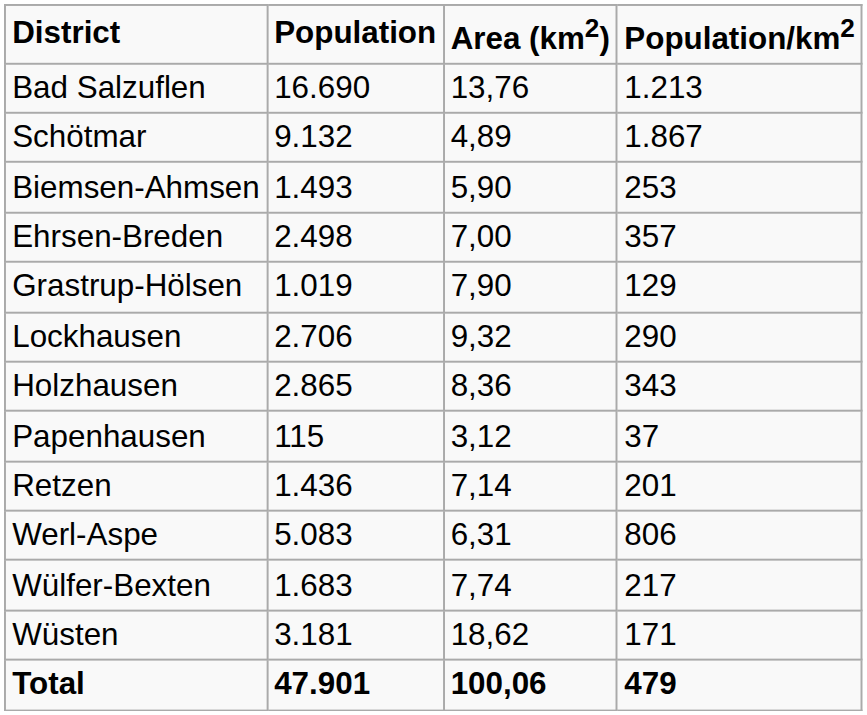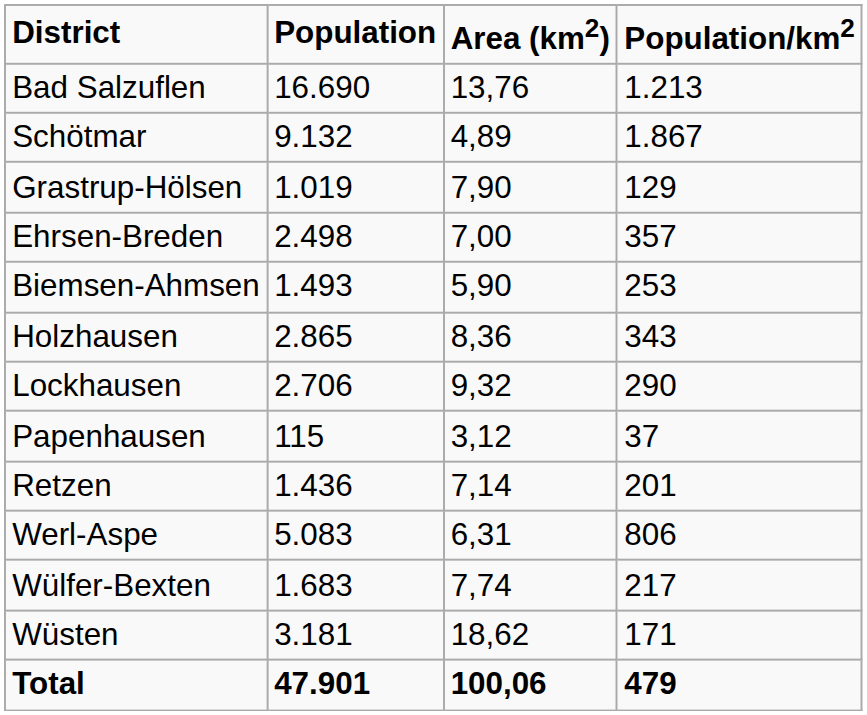rows swapped: (136, 187) <-> (127, 286)
rows swapped: (95, 385) <-> (97, 336)
